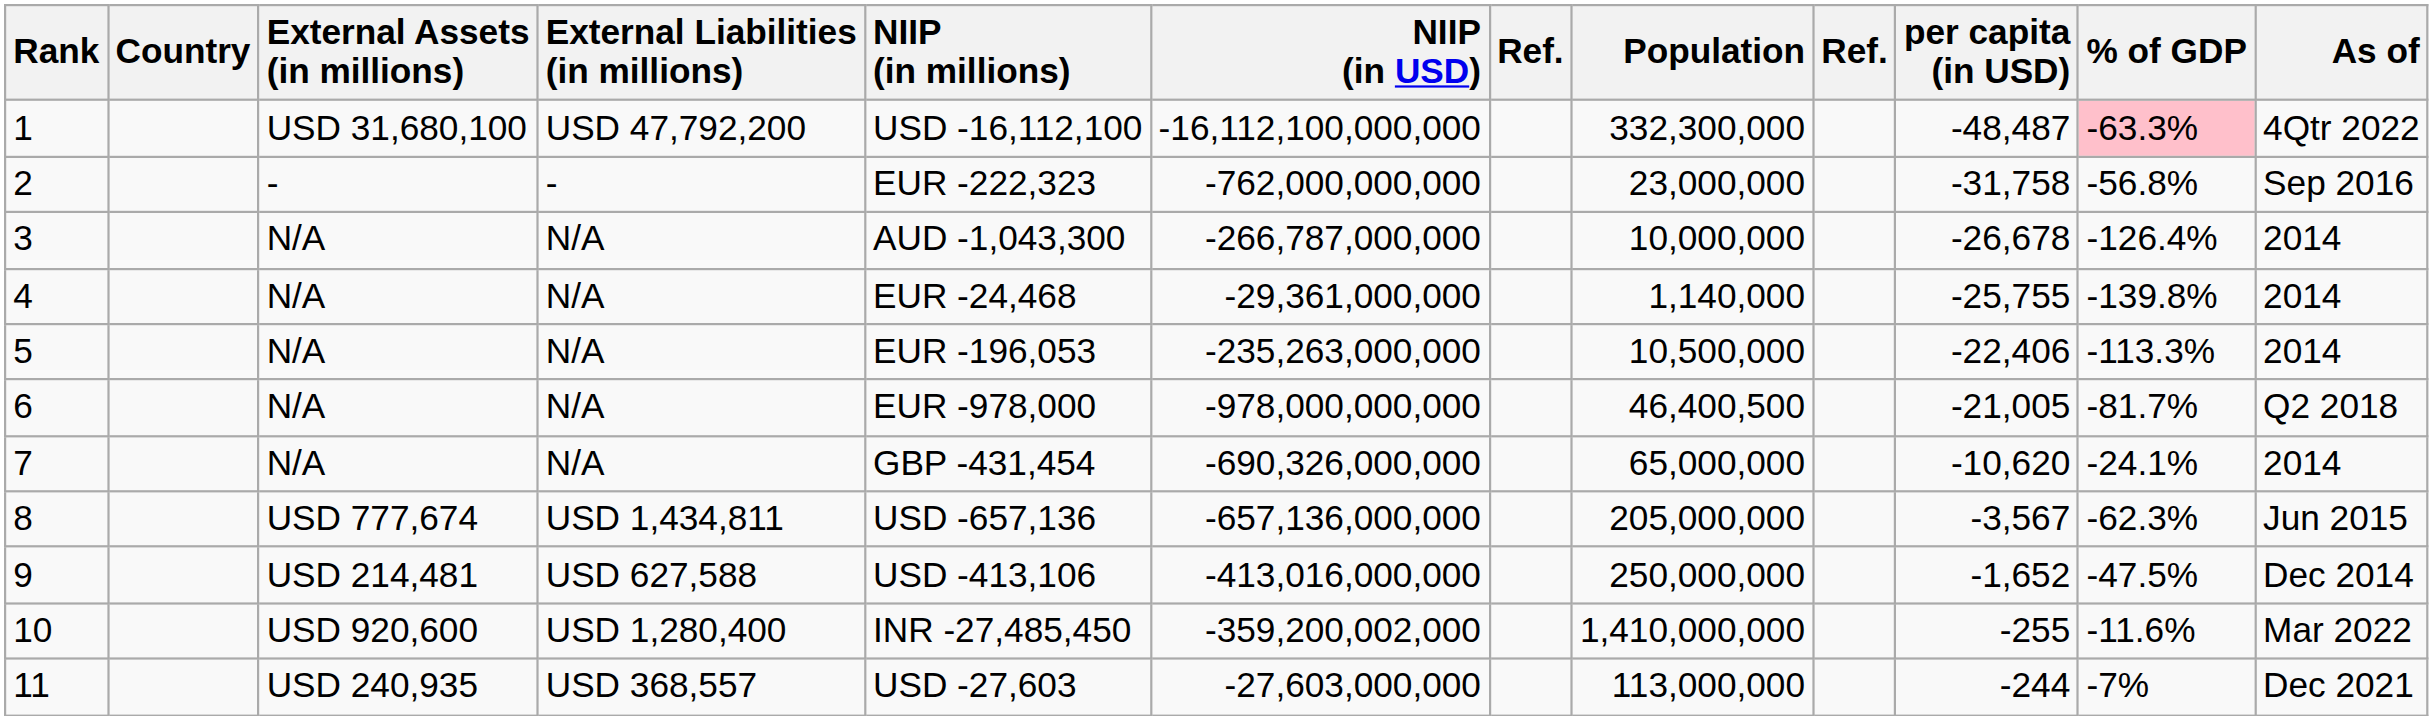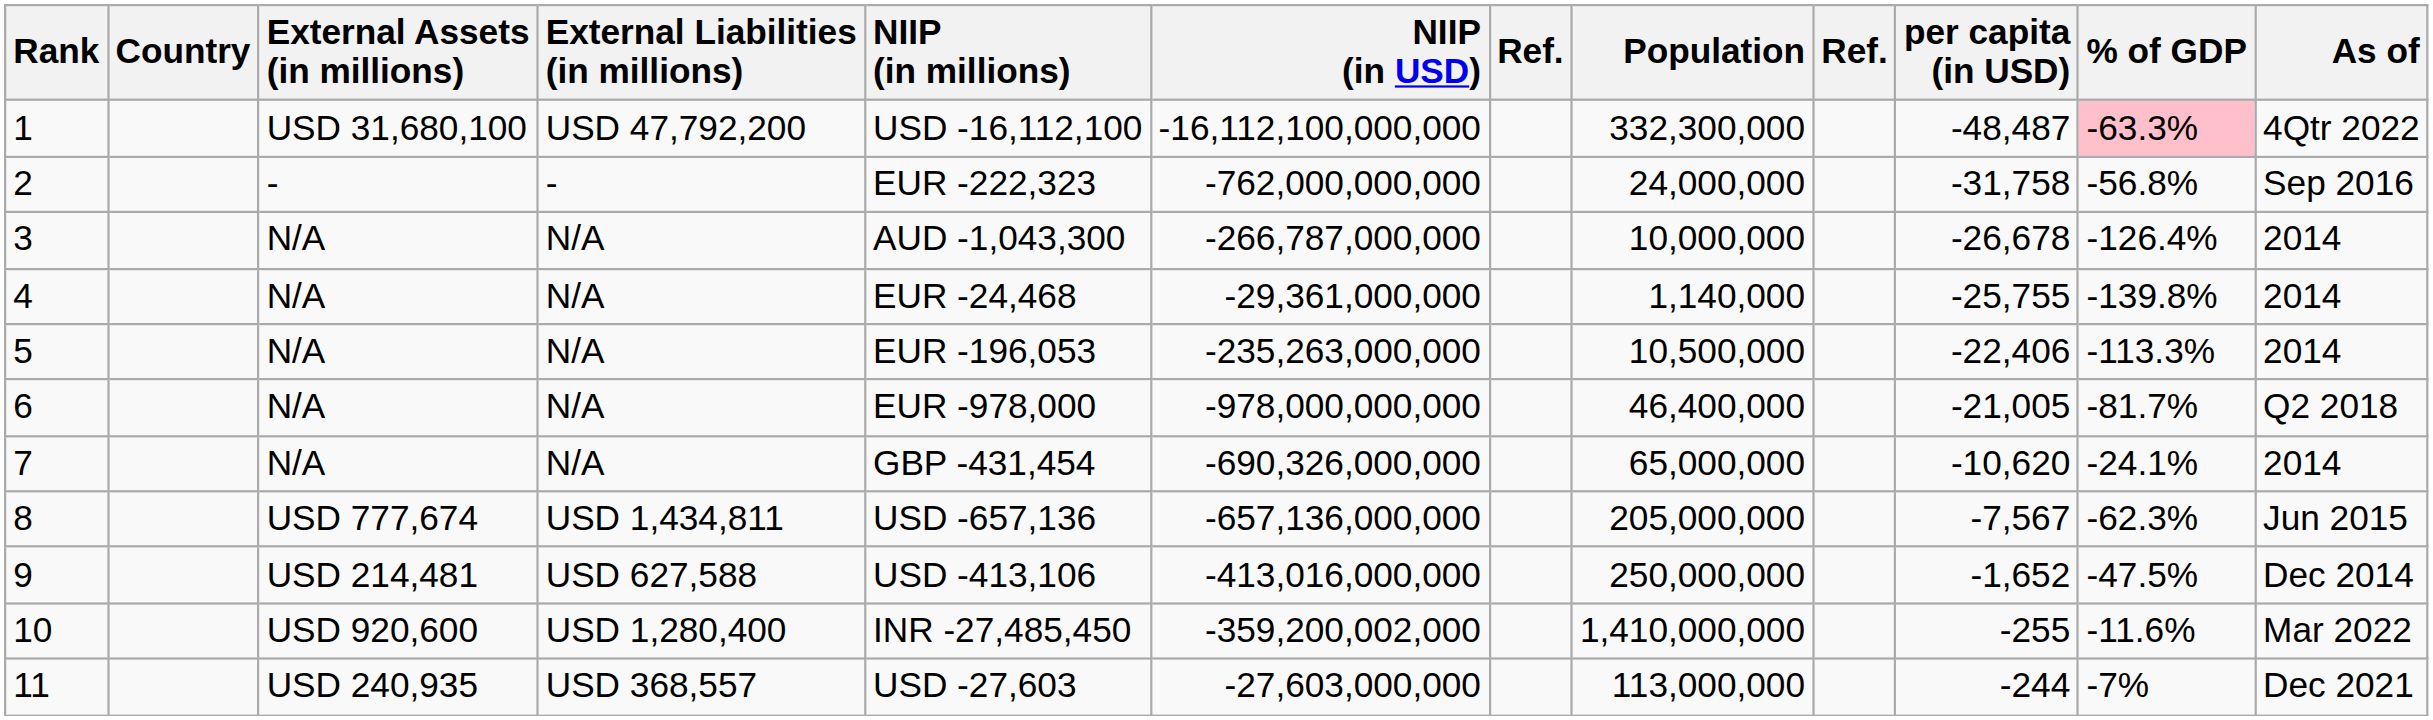(1717, 183) 23,000,000 -> (1717, 183) 24,000,000
(1717, 406) 46,400,500 -> (1717, 406) 46,400,000
(2020, 518) -3,567 -> (2020, 518) -7,567
